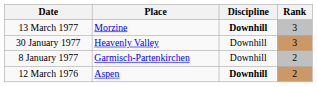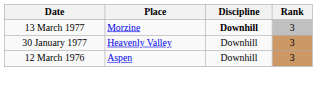- row: (48, 58)
(248, 74) bold -> (239, 58) normal
(295, 74) 2 -> (292, 58) 3
